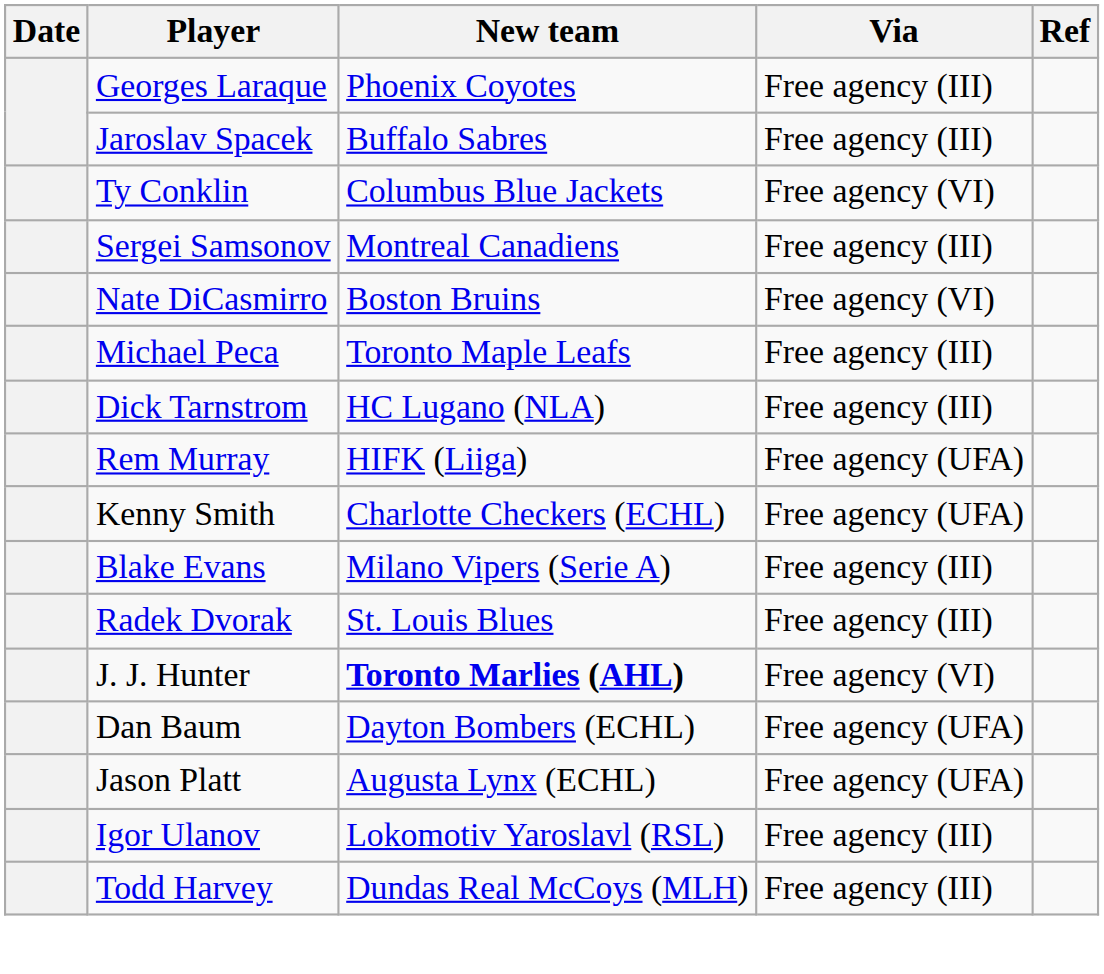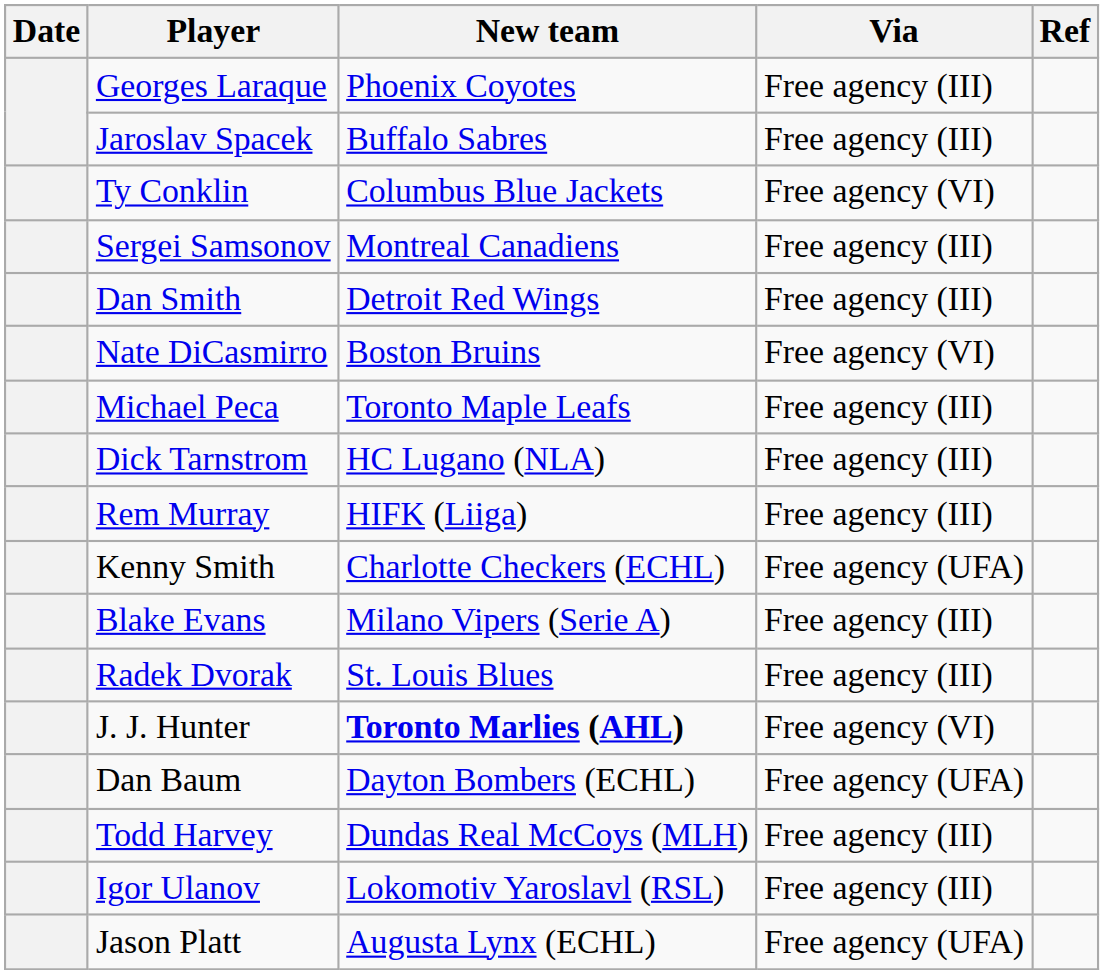+ row: (169, 298)
(894, 459) Free agency (UFA) -> (878, 513) Free agency (III)
rows swapped: (169, 780) <-> (184, 887)
